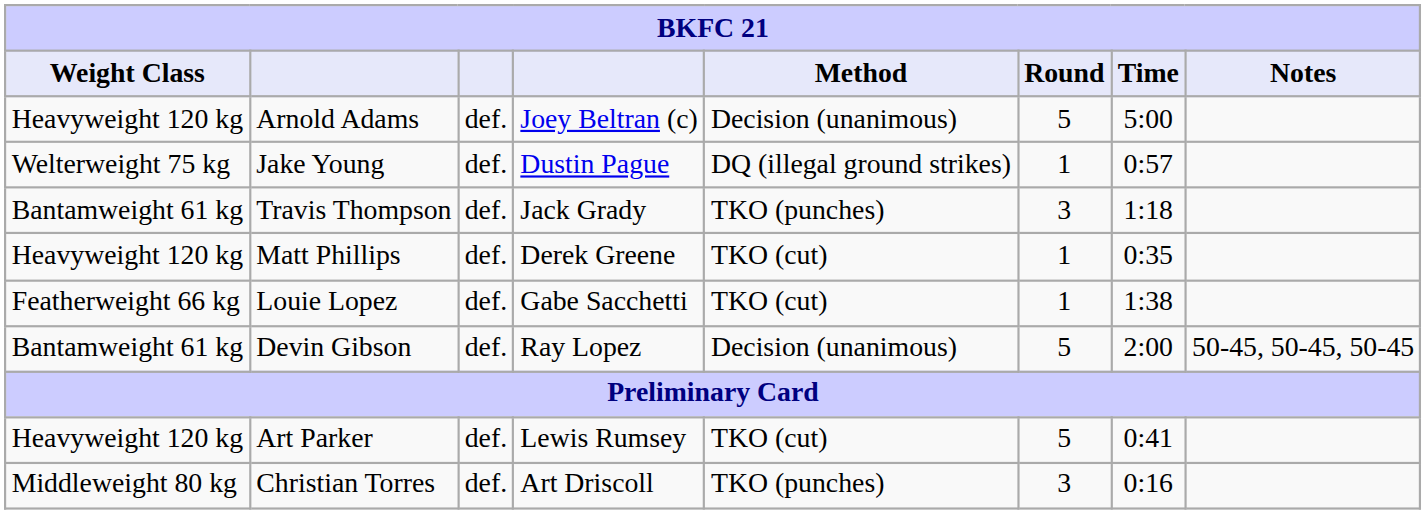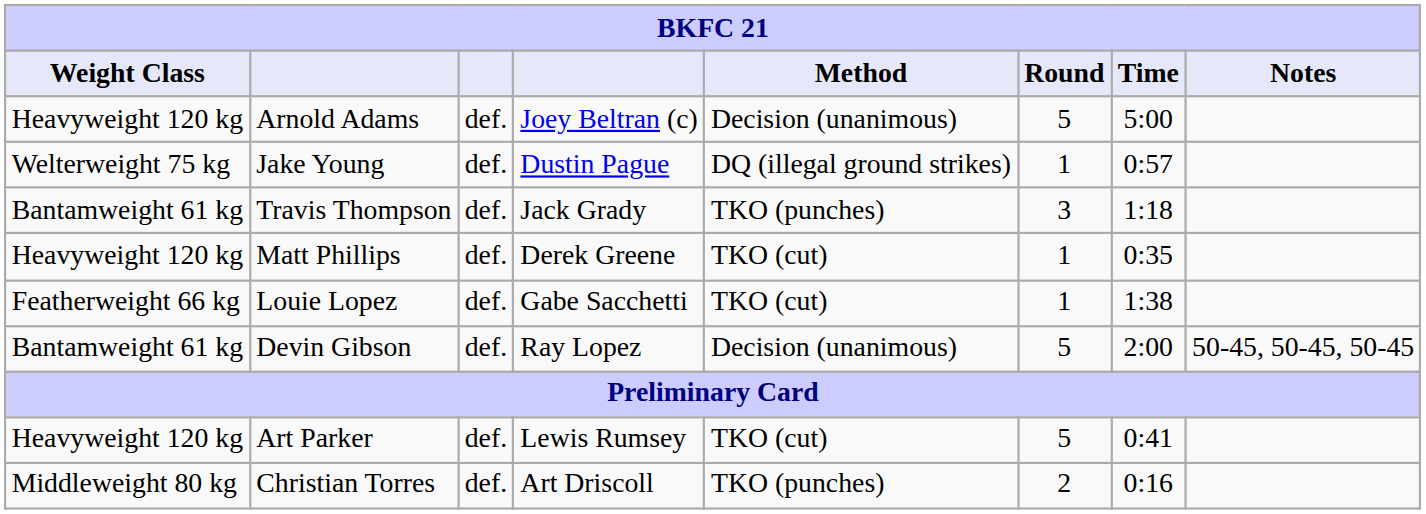(1064, 484) 3 -> (1064, 484) 2
